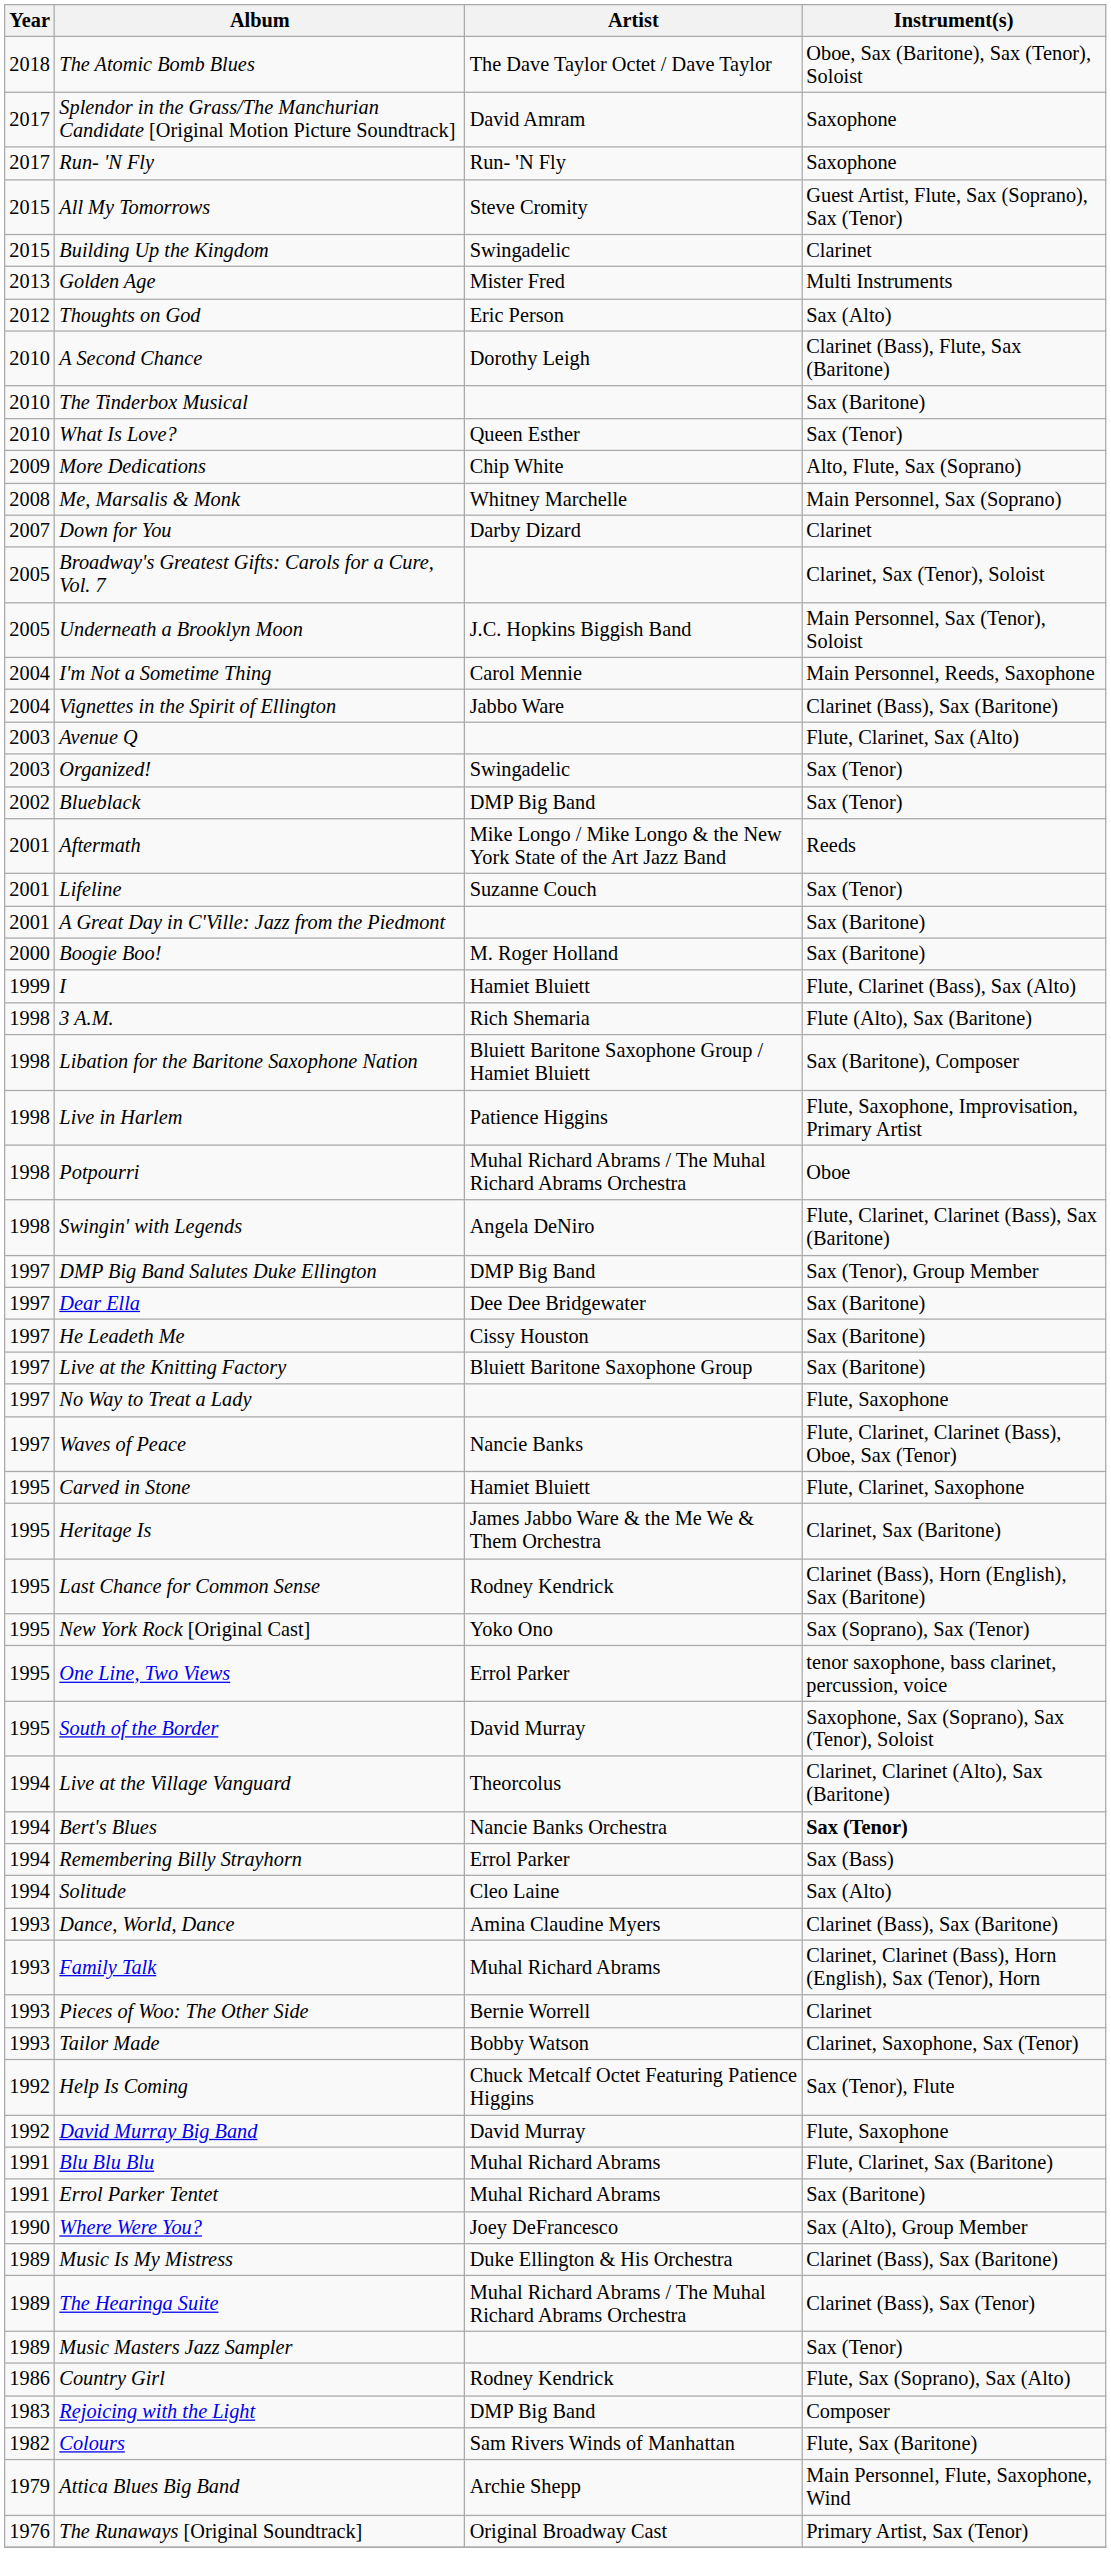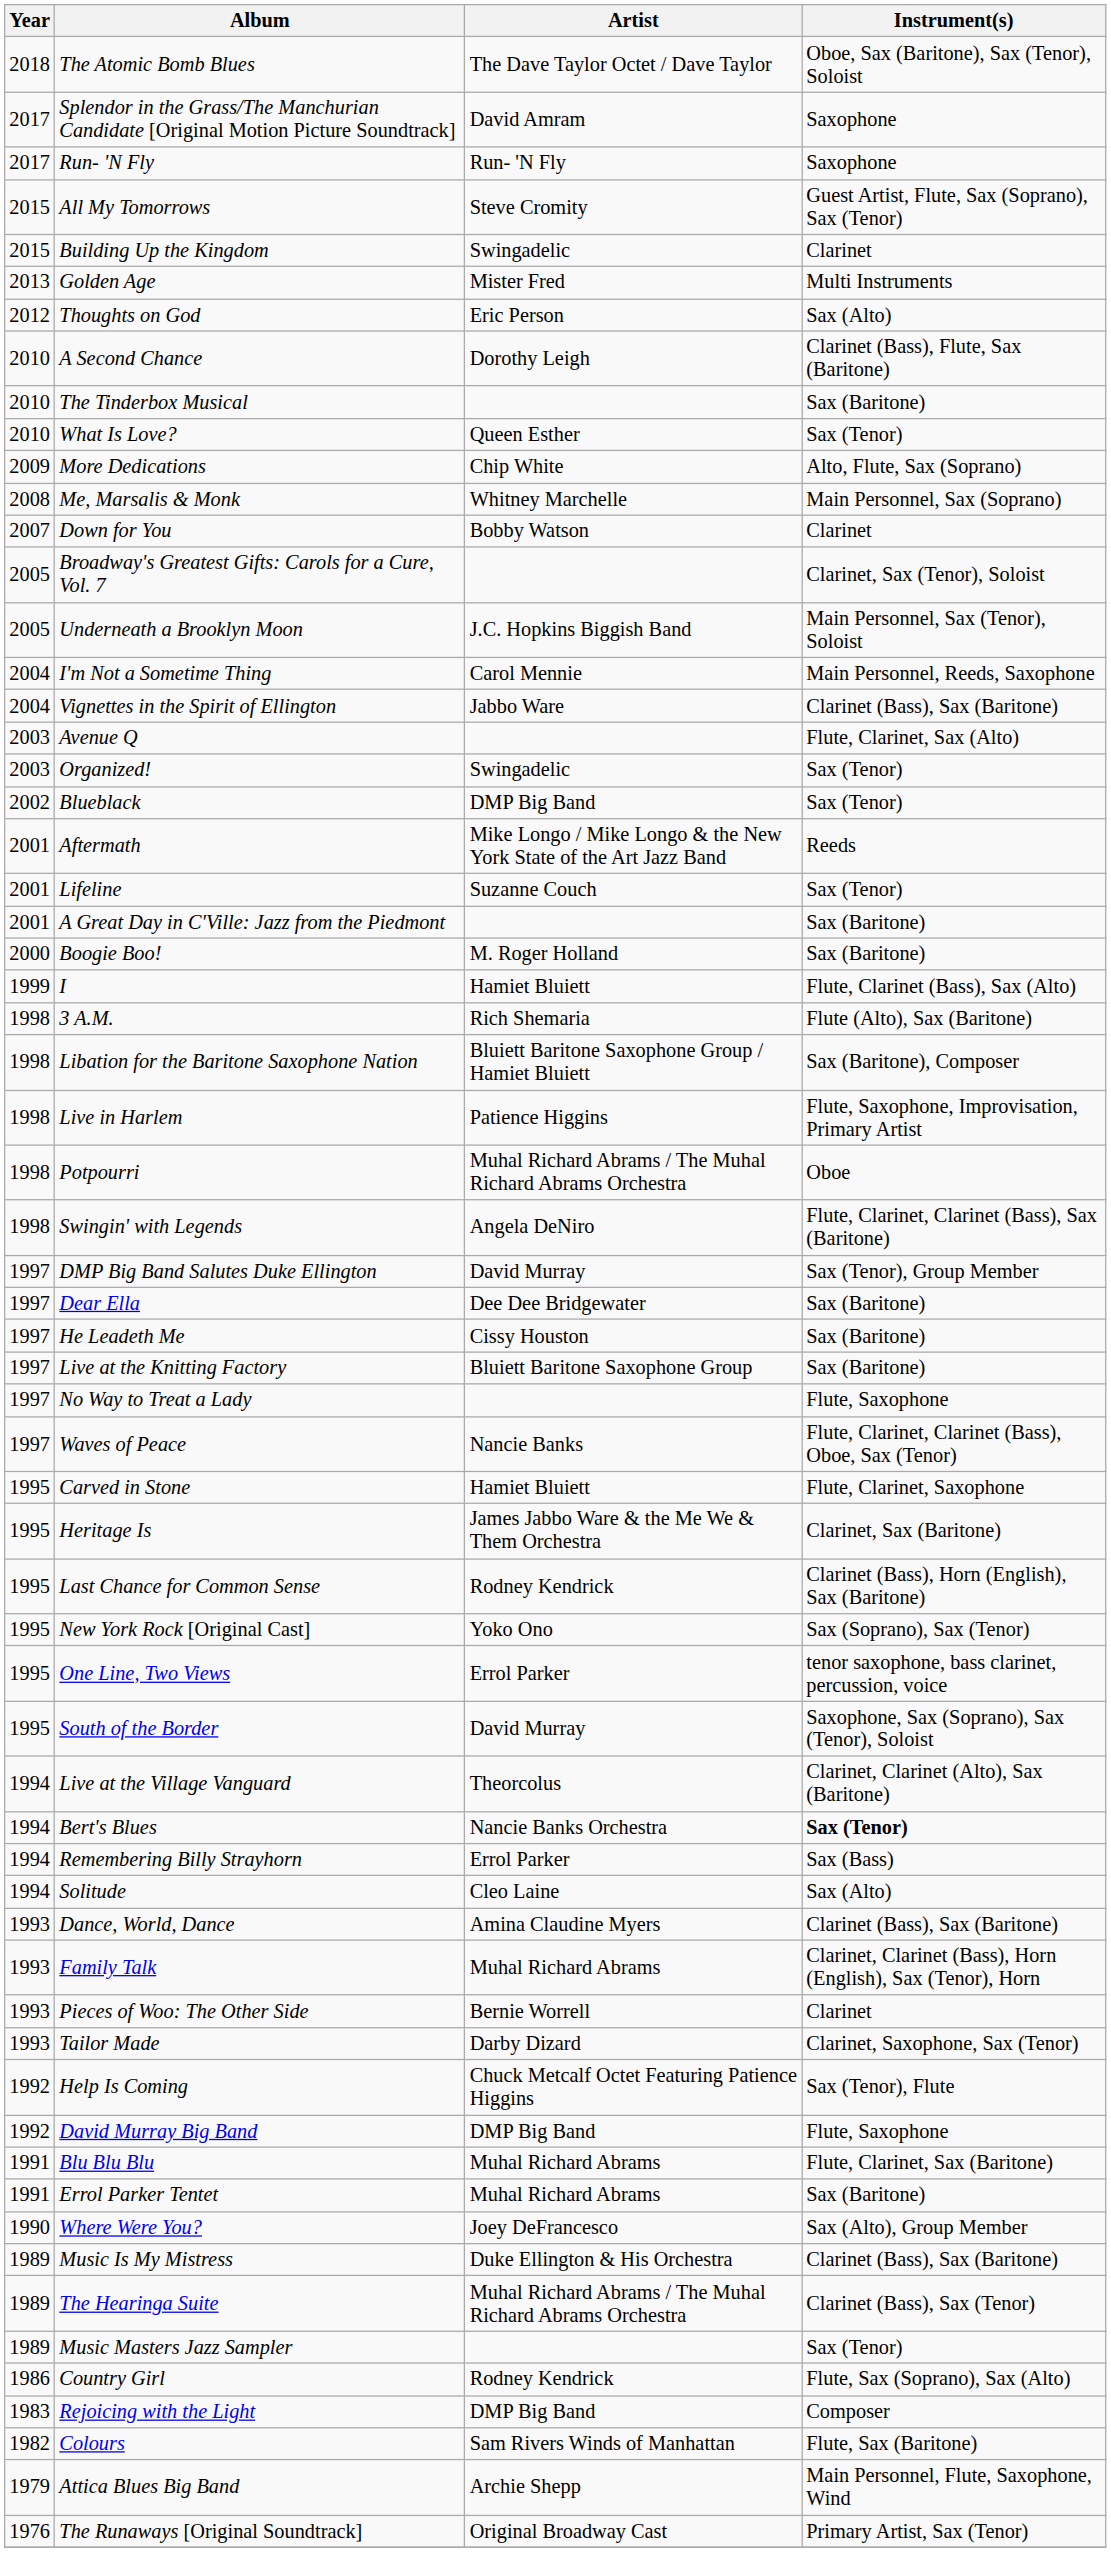(525, 530) Darby Dizard -> (529, 530) Bobby Watson
(533, 1271) DMP Big Band -> (527, 1271) David Murray
(529, 2043) Bobby Watson -> (525, 2043) Darby Dizard
(527, 2130) David Murray -> (533, 2130) DMP Big Band
